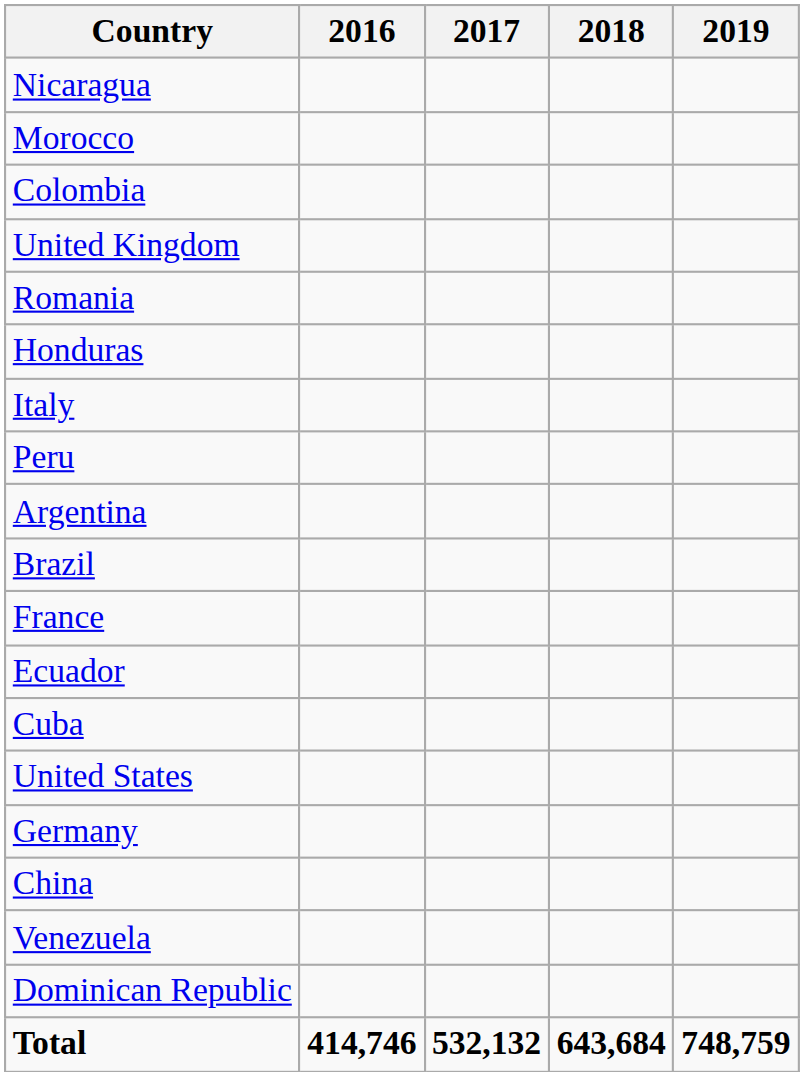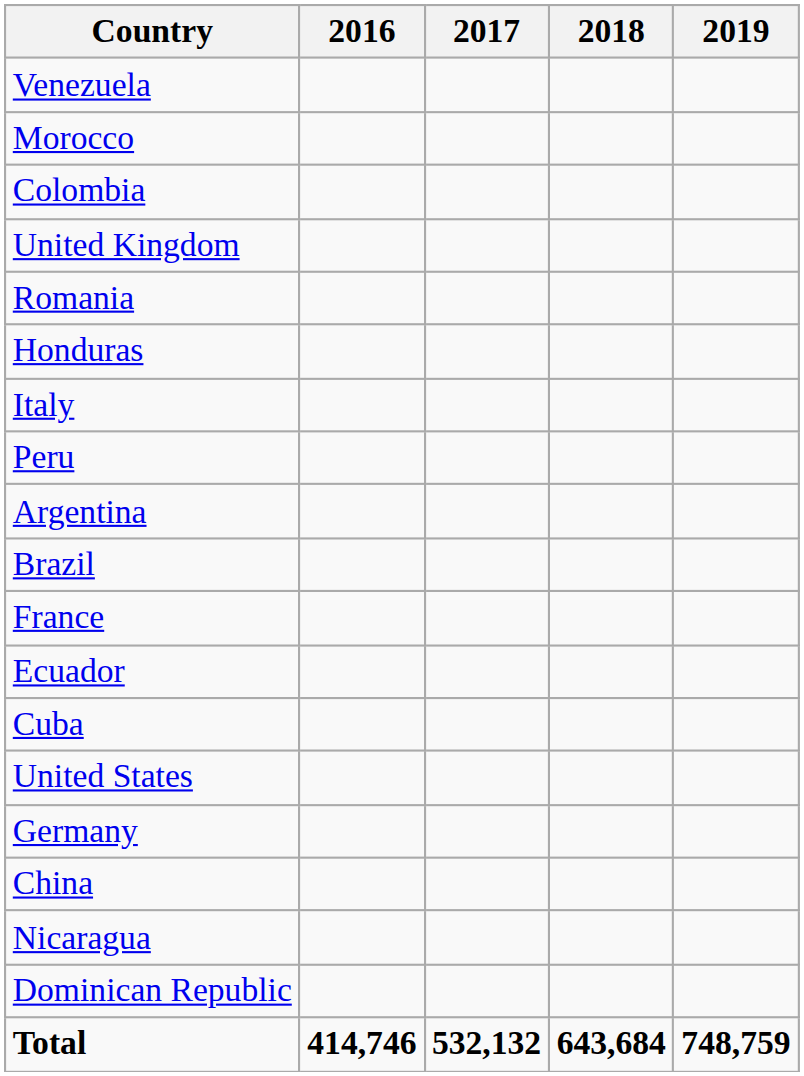rows swapped: (82, 937) <-> (82, 84)
